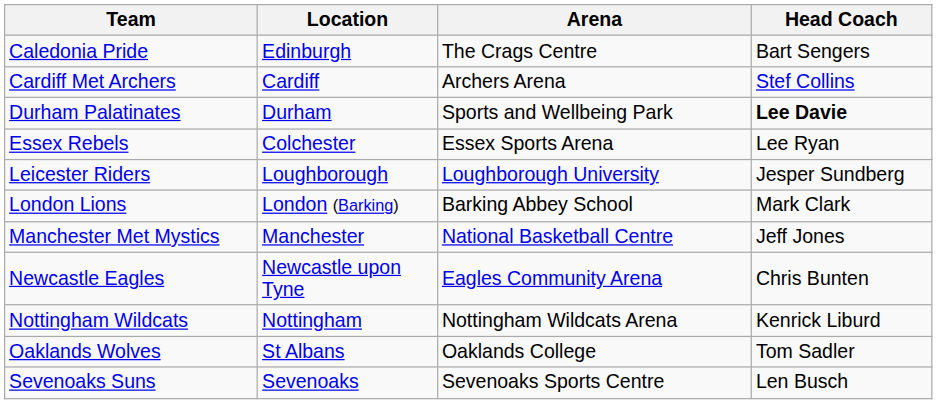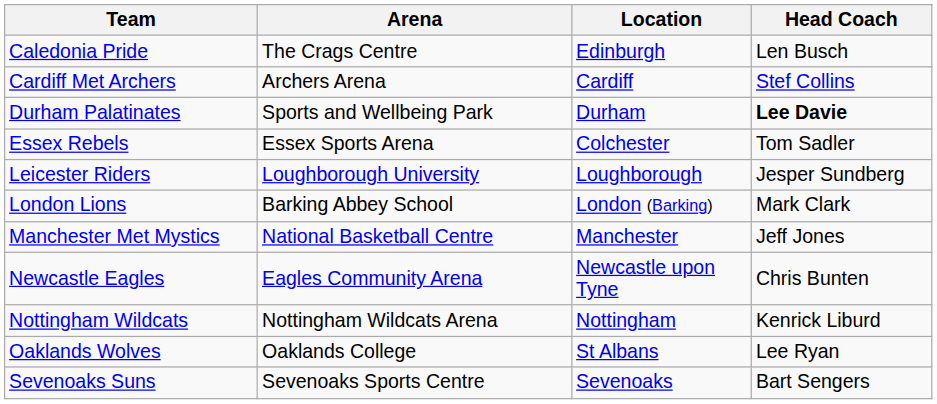columns swapped: (347, 19) <-> (594, 19)
(813, 50) Bart Sengers -> (802, 50) Len Busch
(798, 143) Lee Ryan -> (805, 143) Tom Sadler
(805, 351) Tom Sadler -> (798, 351) Lee Ryan
(802, 382) Len Busch -> (813, 382) Bart Sengers
